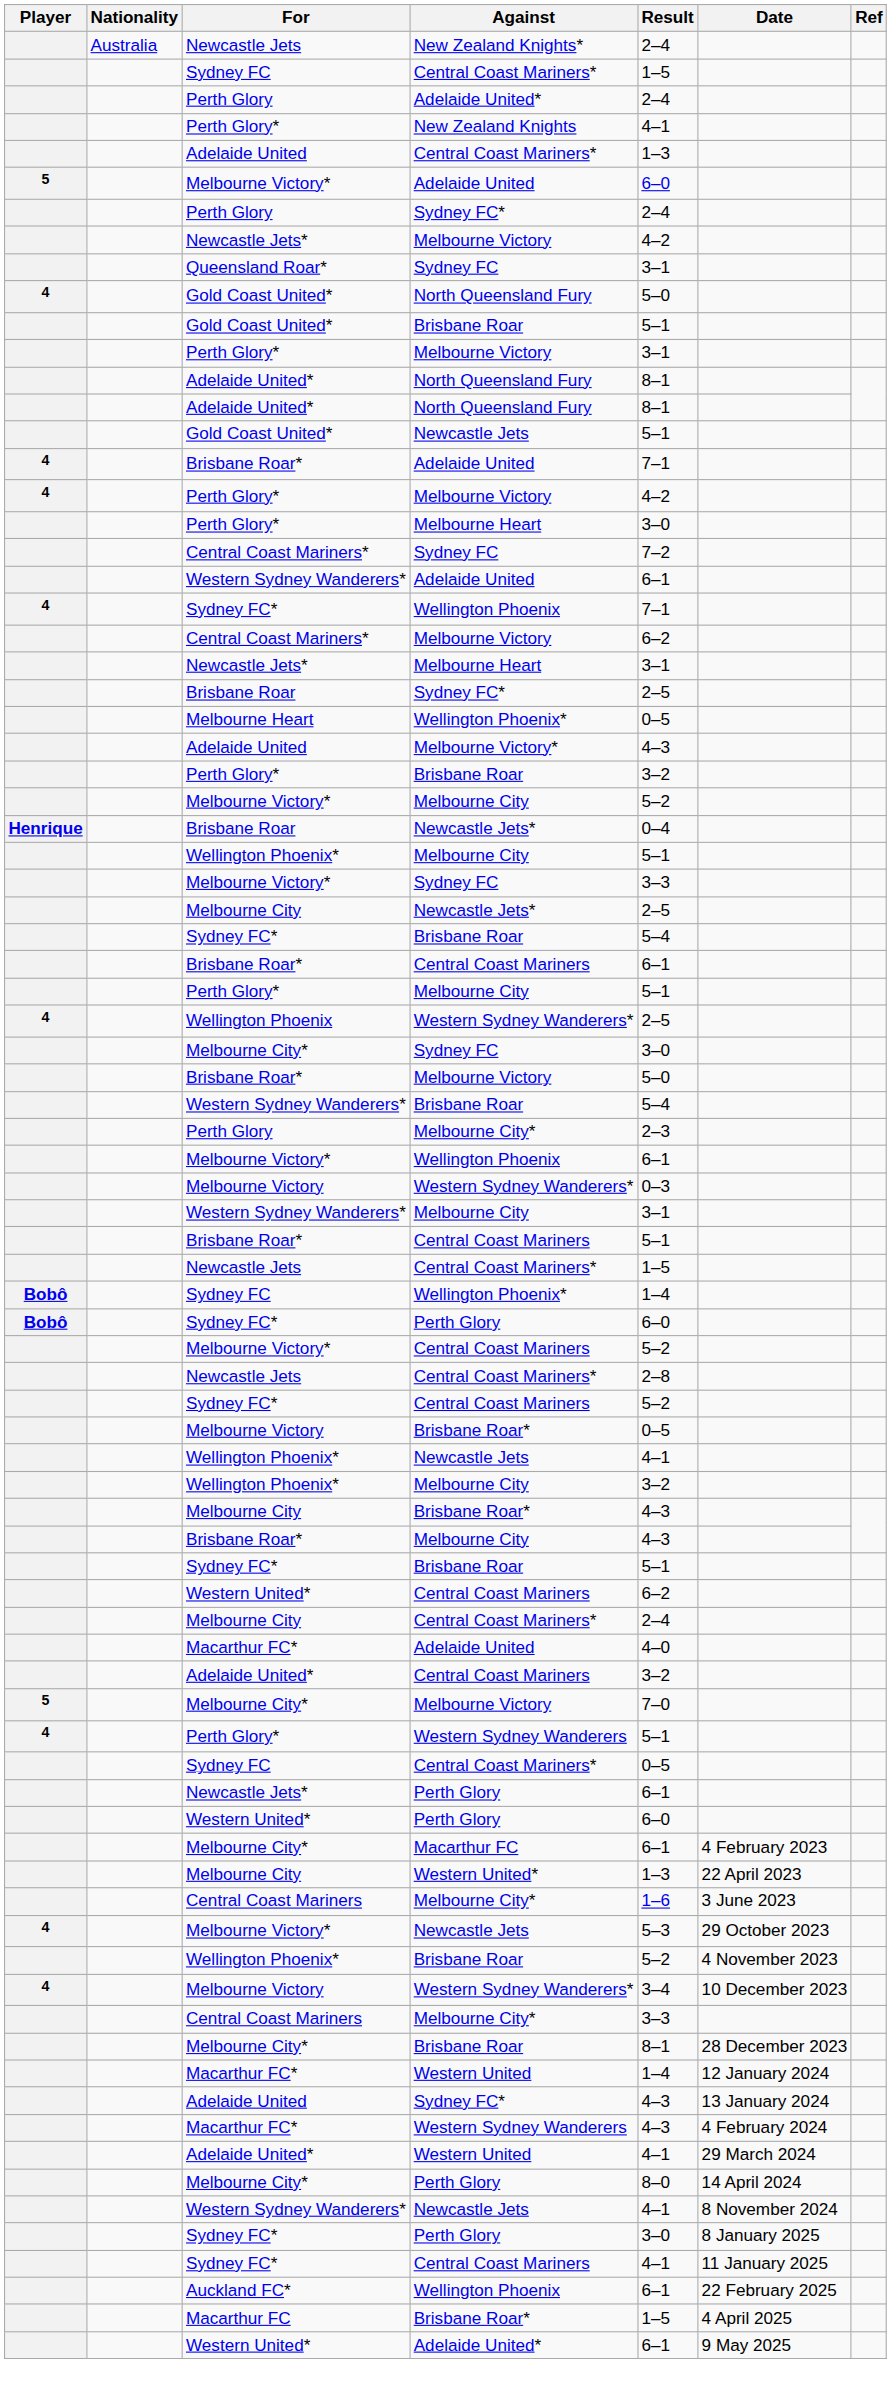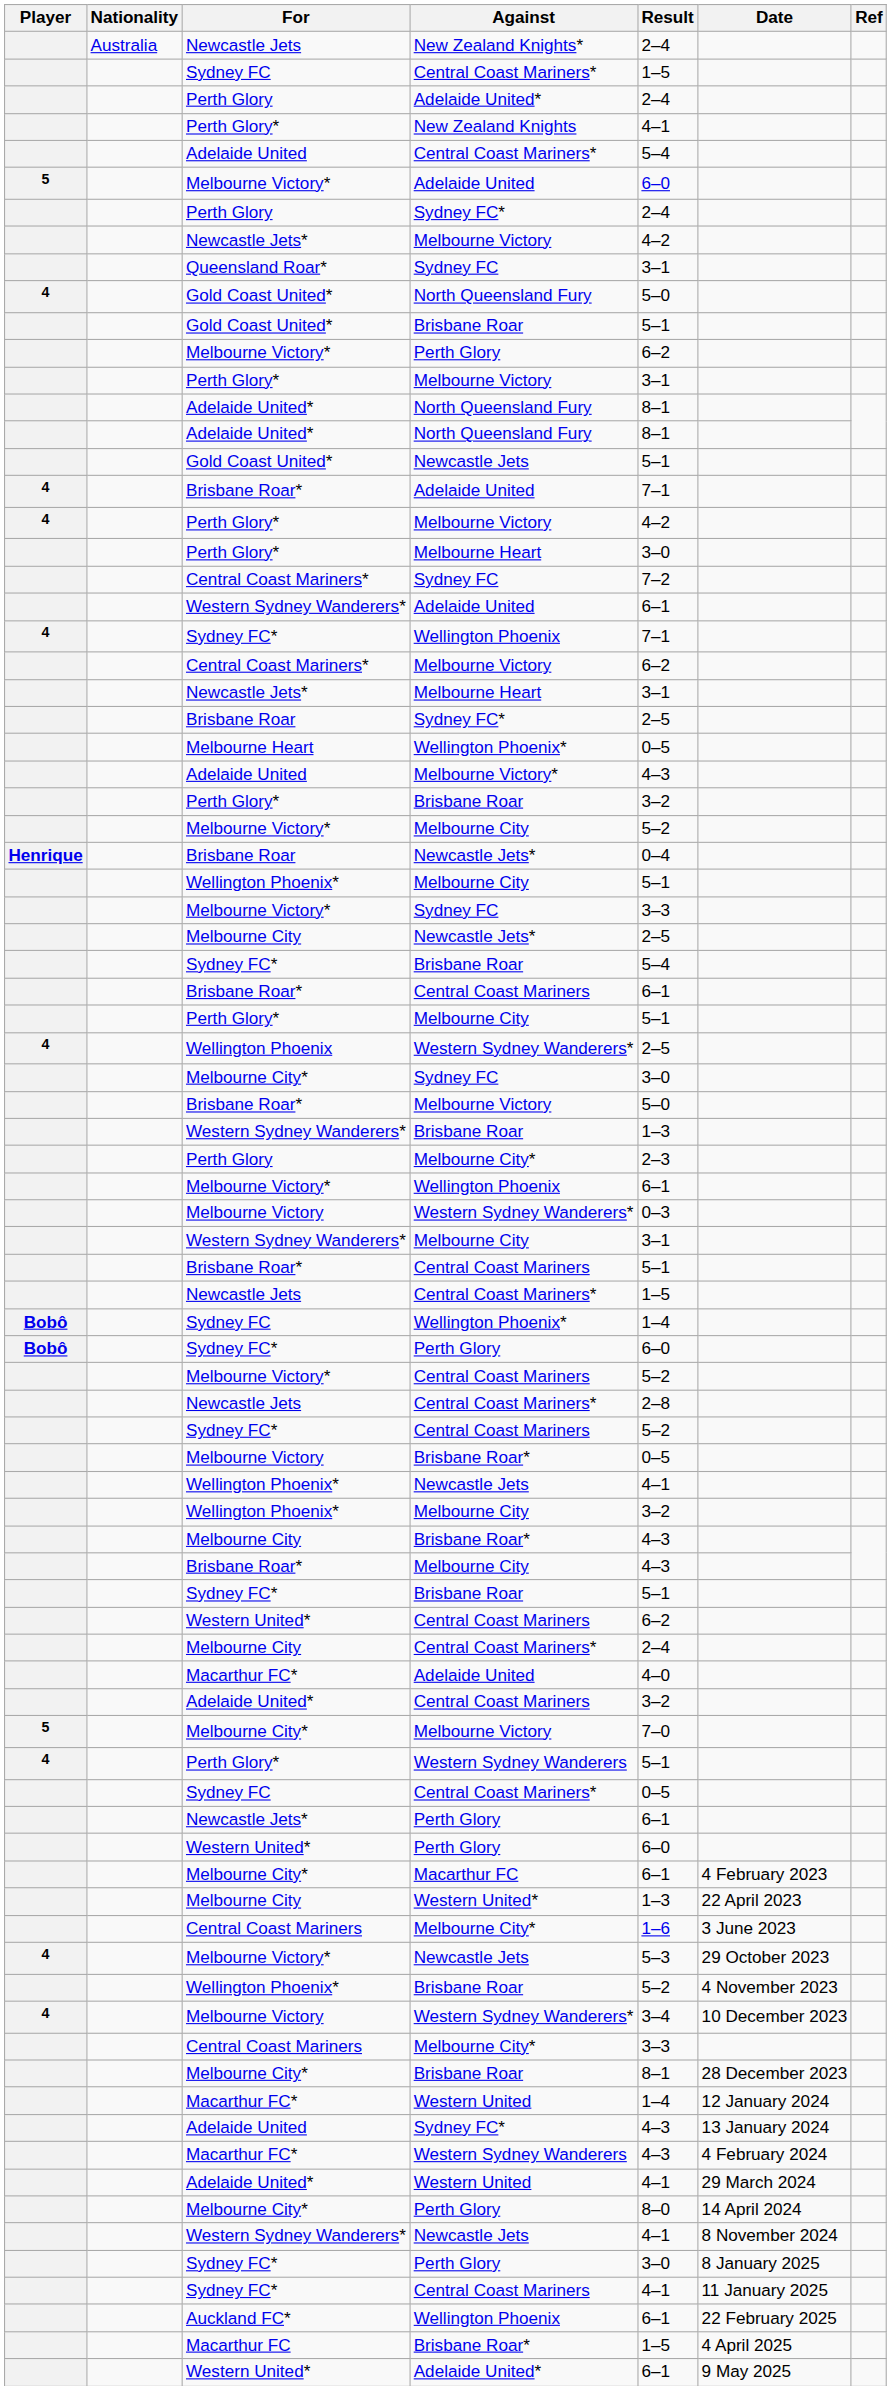(656, 153) 1–3 -> (656, 153) 5–4
+ row: (258, 353)
(656, 1104) 5–4 -> (656, 1131) 1–3
